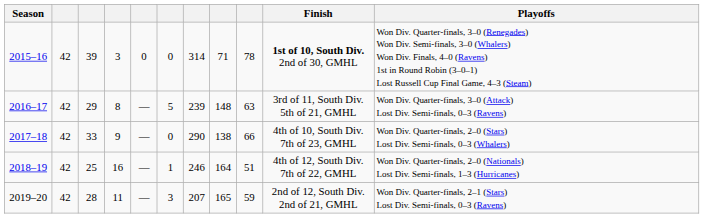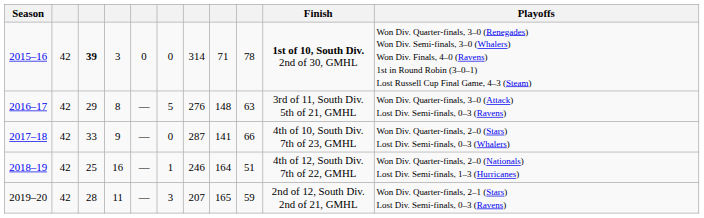(91, 56) normal -> (91, 56) bold
(197, 106) 239 -> (197, 106) 276
(197, 137) 290 -> (197, 137) 287
(223, 137) 138 -> (223, 137) 141
